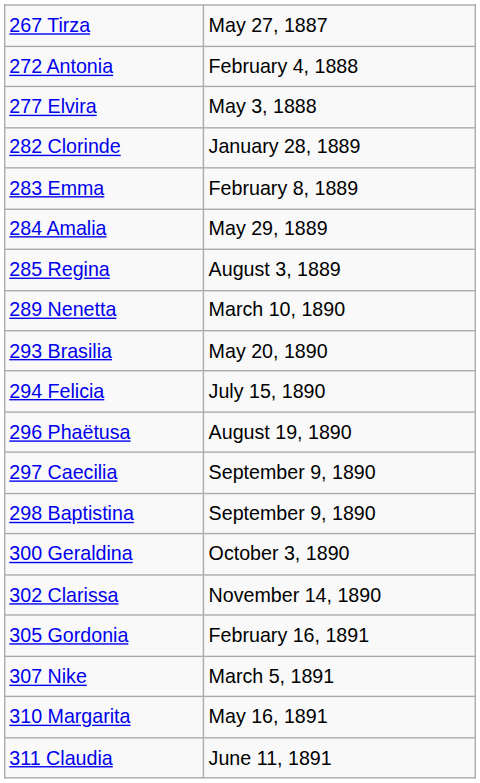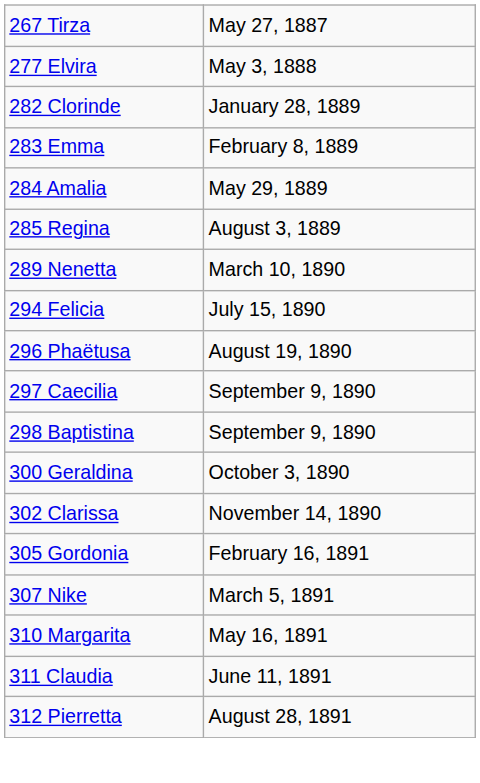- row: (61, 66)
- row: (61, 350)
+ row: (66, 716)
